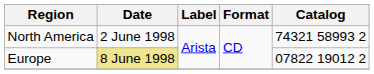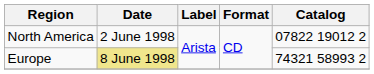(321, 36) 74321 58993 2 -> (321, 36) 07822 19012 2
(321, 58) 07822 19012 2 -> (321, 58) 74321 58993 2
